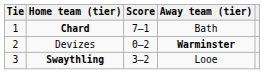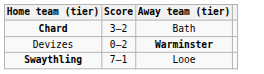- column: (15, 12)
(141, 29) 7–1 -> (119, 29) 3–2
(141, 61) 3–2 -> (119, 61) 7–1
